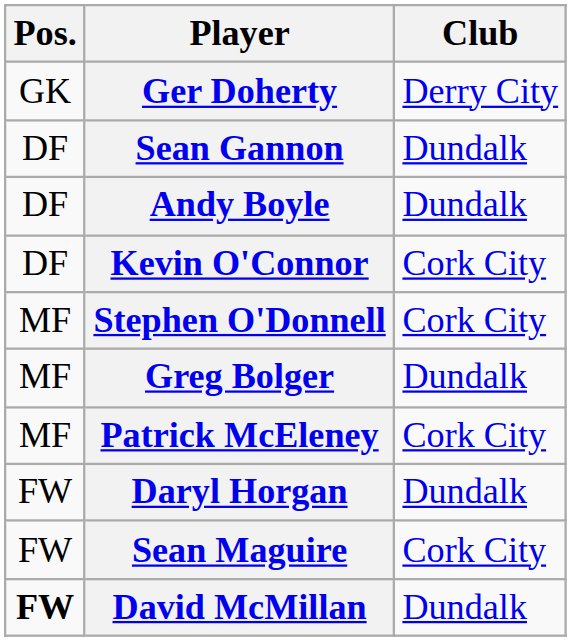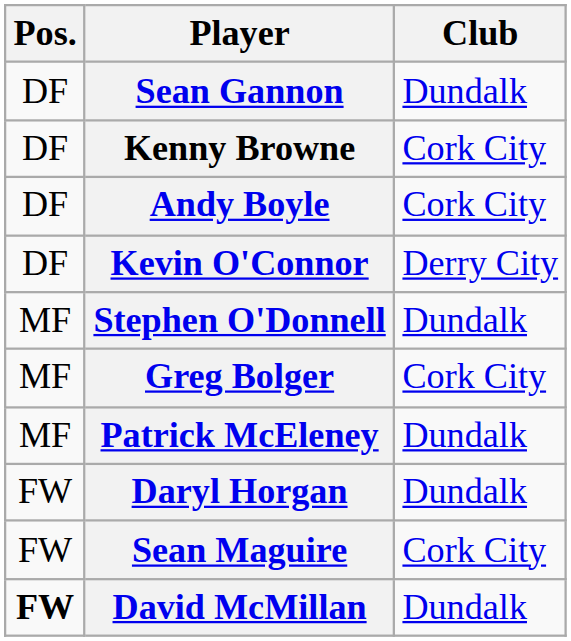- row: (240, 90)
+ row: (240, 147)
(465, 205) Dundalk -> (474, 205) Cork City
(474, 262) Cork City -> (480, 262) Derry City
(474, 319) Cork City -> (465, 319) Dundalk
(465, 377) Dundalk -> (474, 377) Cork City
(474, 434) Cork City -> (465, 434) Dundalk
